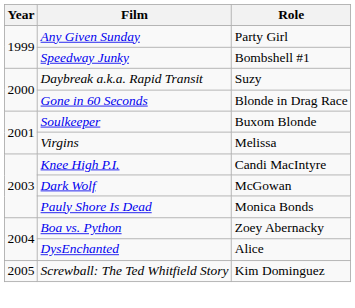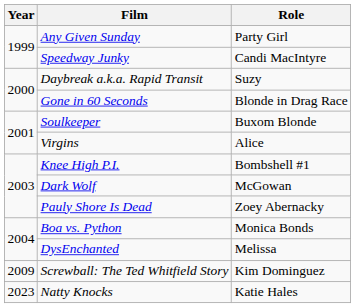(272, 57) Bombshell #1 -> (280, 57) Candi MacIntyre
(256, 143) Melissa -> (249, 143) Alice
(280, 164) Candi MacIntyre -> (272, 164) Bombshell #1
(274, 206) Monica Bonds -> (279, 206) Zoey Abernacky
(279, 228) Zoey Abernacky -> (274, 228) Monica Bonds
(249, 249) Alice -> (256, 249) Melissa
(21, 270) 2005 -> (21, 270) 2009
+ row: (77, 292)
